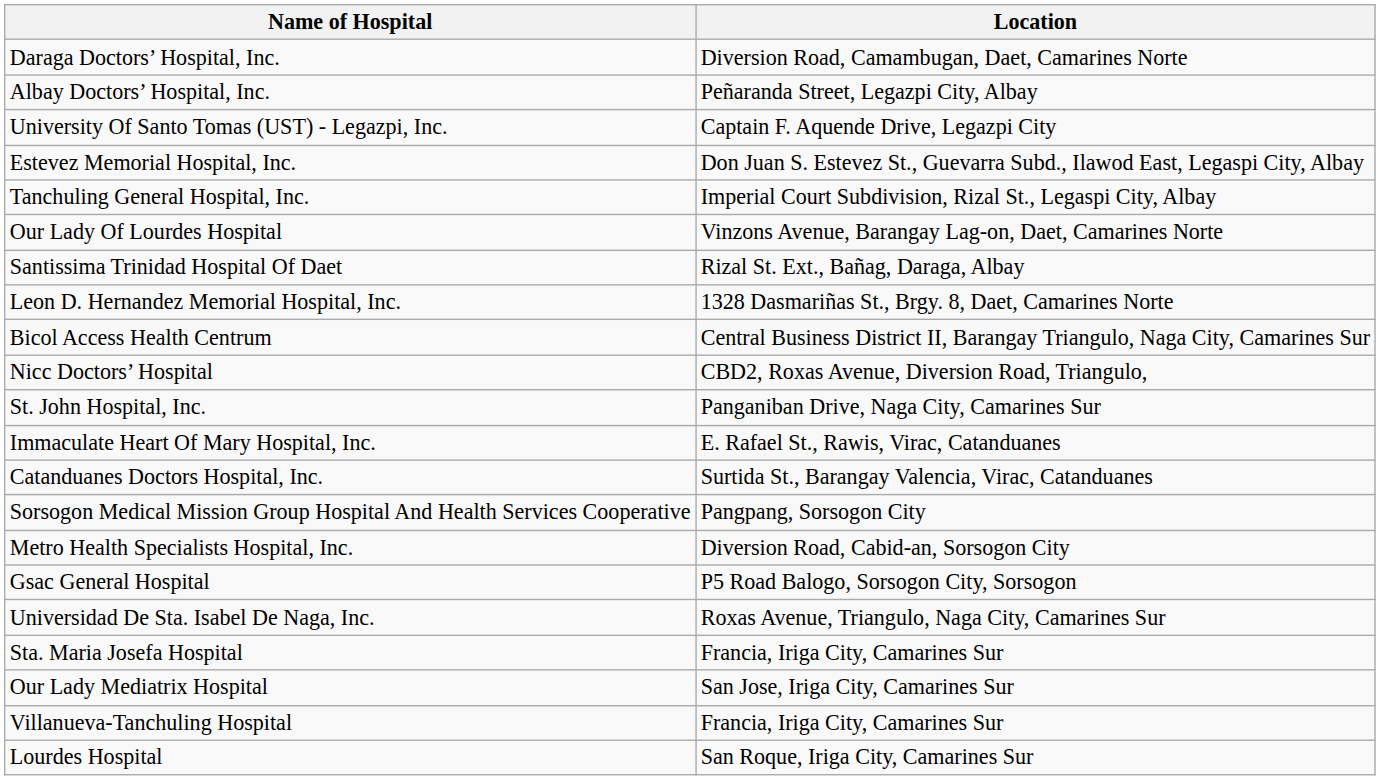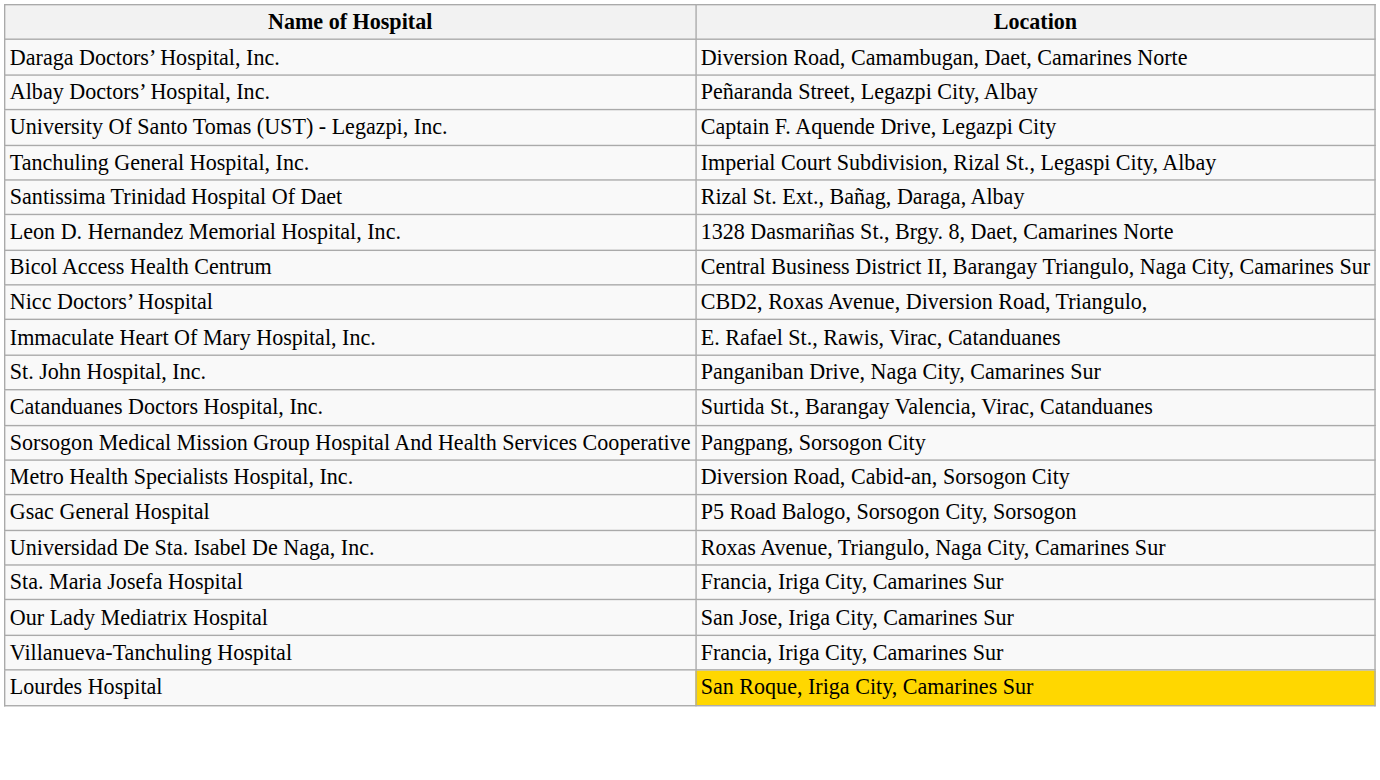- row: (153, 162)
- row: (146, 232)
rows swapped: (108, 407) <-> (193, 442)
(867, 757) no background -> (867, 687) gold background
